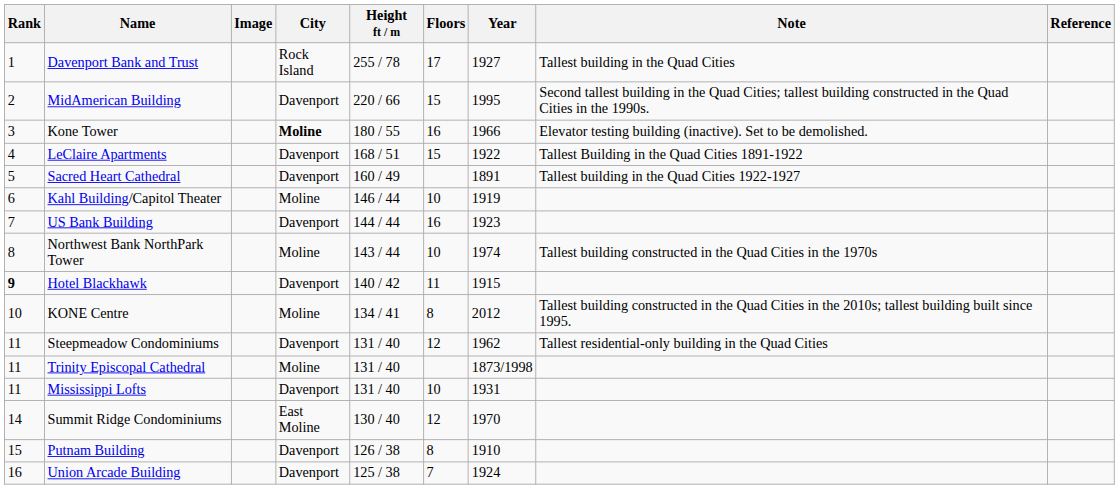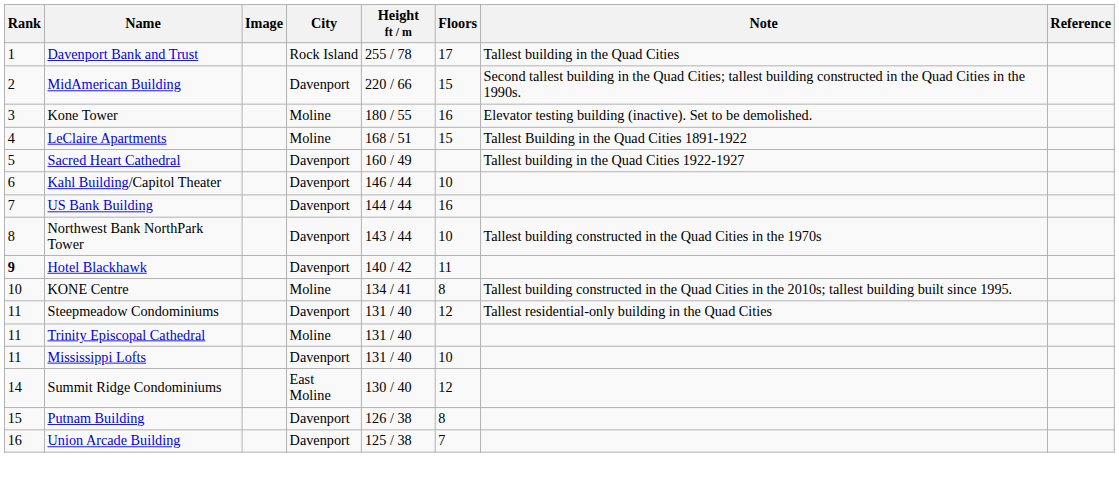- column: (502, 23)
(300, 131) bold -> (310, 115) normal
(309, 154) Davenport -> (310, 138) Moline
(299, 199) Moline -> (320, 183) Davenport
(299, 252) Moline -> (320, 236) Davenport
